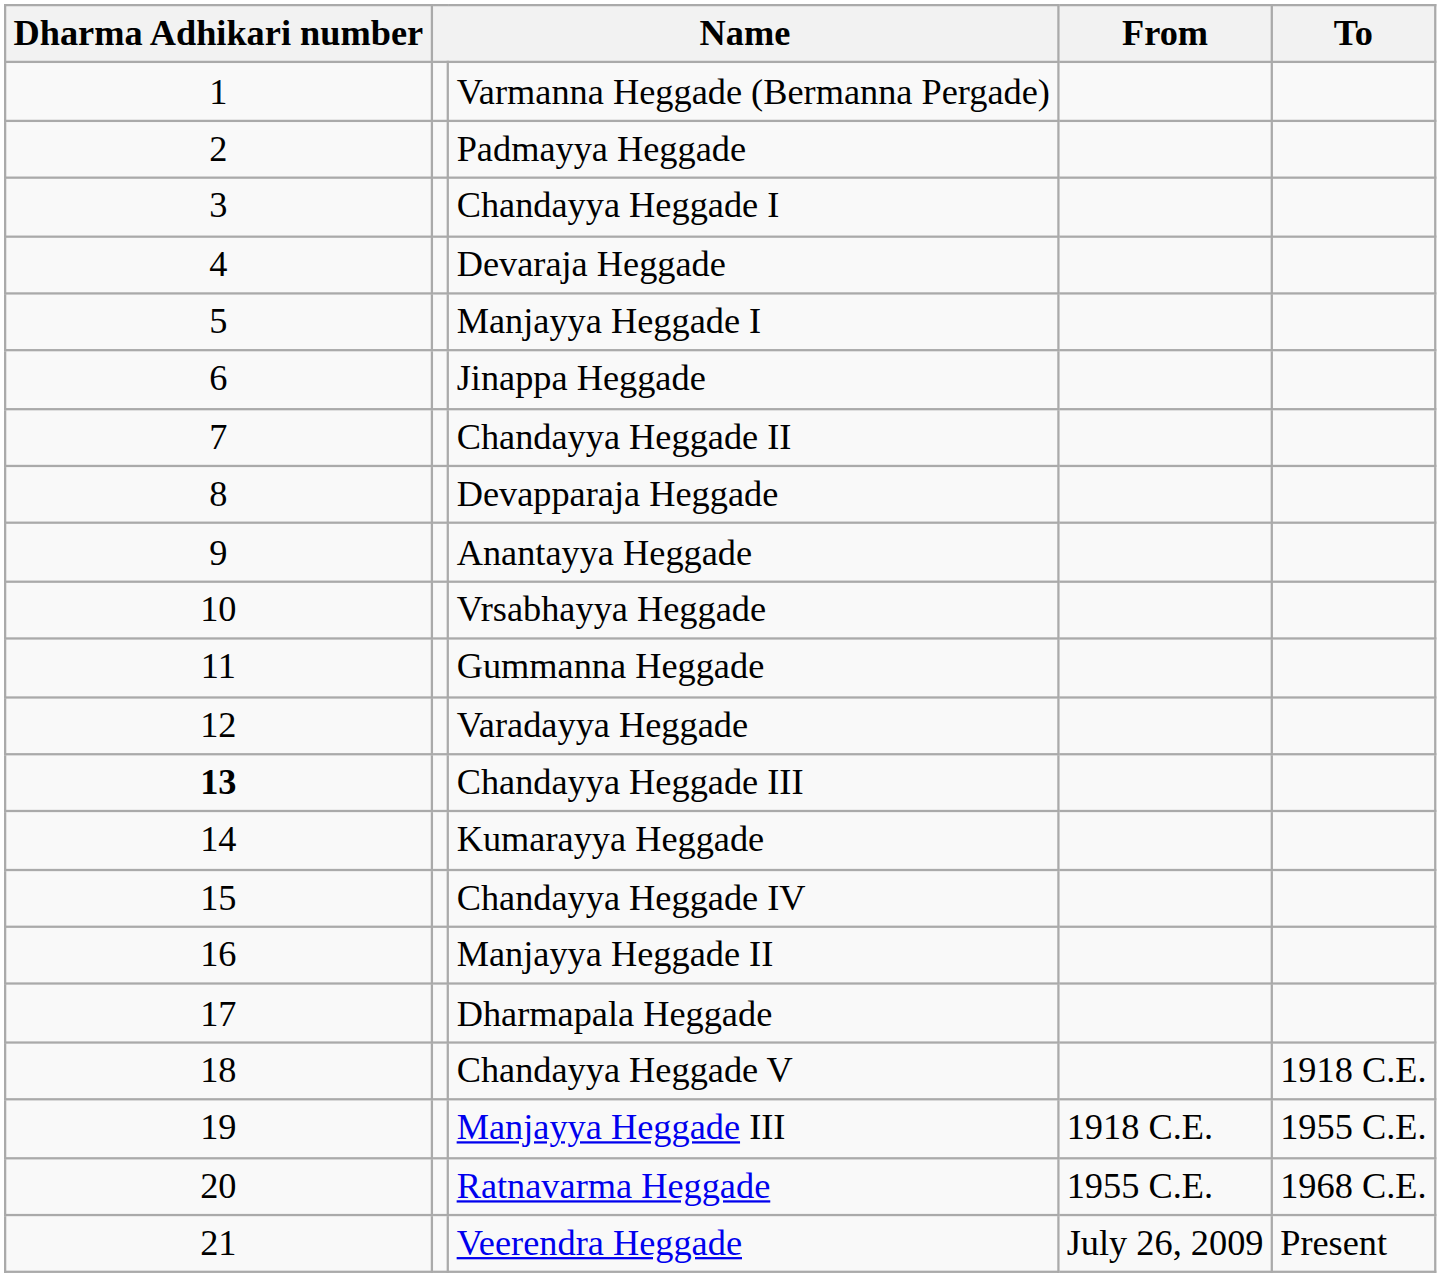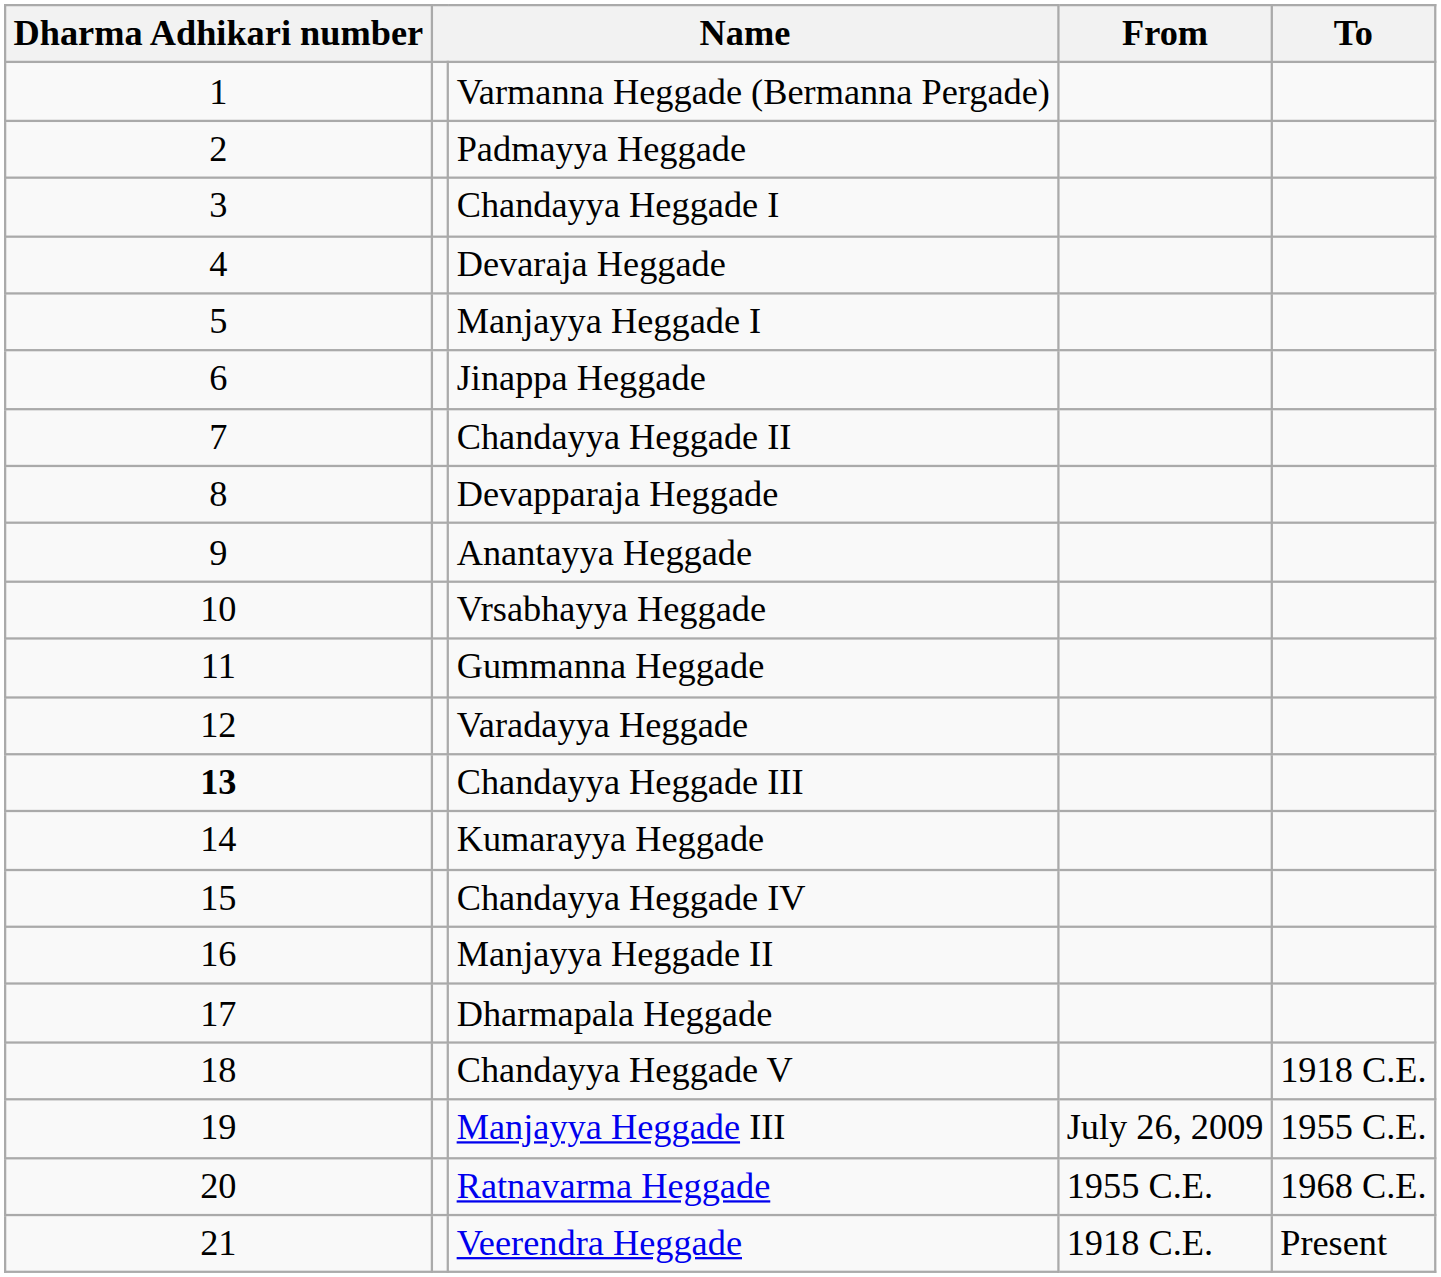(1140, 1127) 1918 C.E. -> (1165, 1127) July 26, 2009
(1165, 1242) July 26, 2009 -> (1140, 1242) 1918 C.E.
